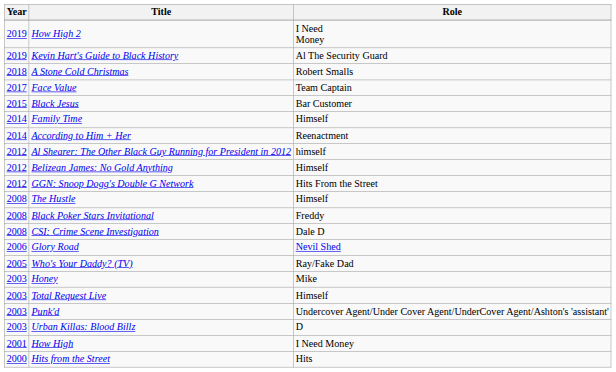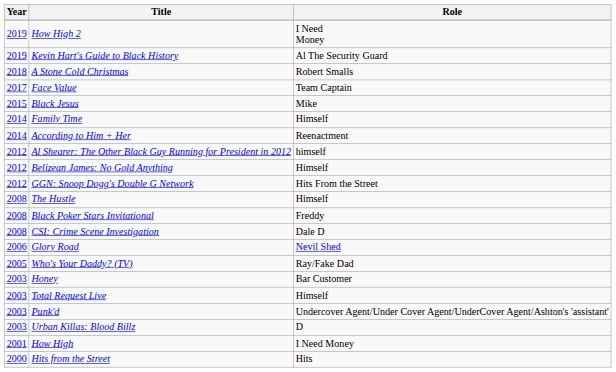(324, 103) Bar Customer -> (306, 103) Mike
(306, 279) Mike -> (324, 279) Bar Customer
